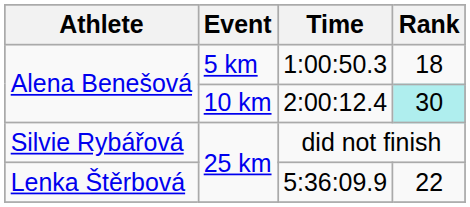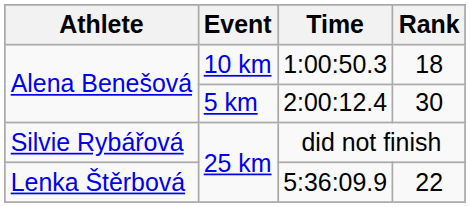(231, 64) 5 km -> (238, 64) 10 km
(238, 104) 10 km -> (231, 104) 5 km
(429, 104) paleturquoise background -> (429, 104) no background
